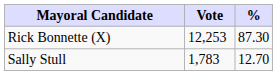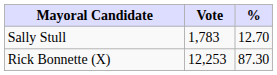rows swapped: (59, 37) <-> (37, 59)
